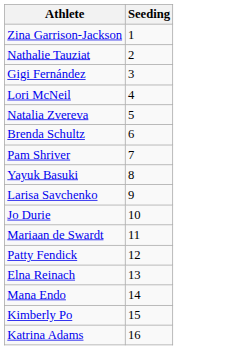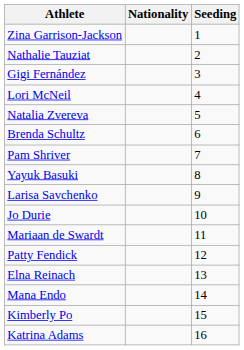+ column: (158, 14)
